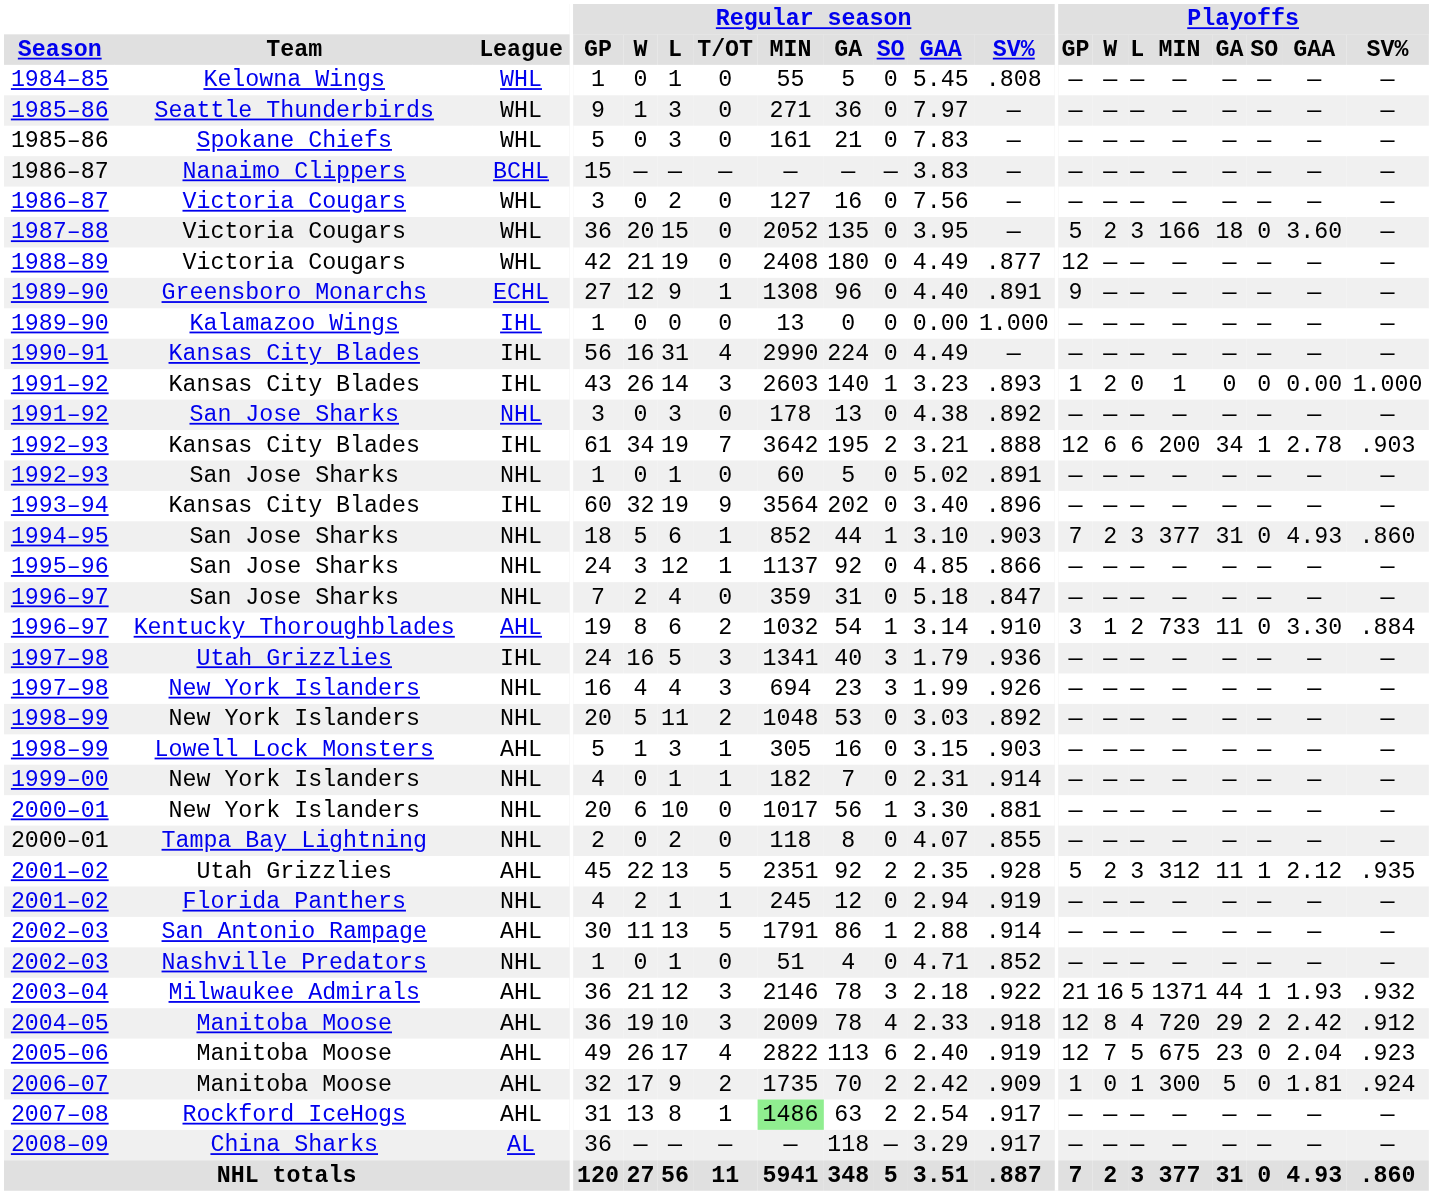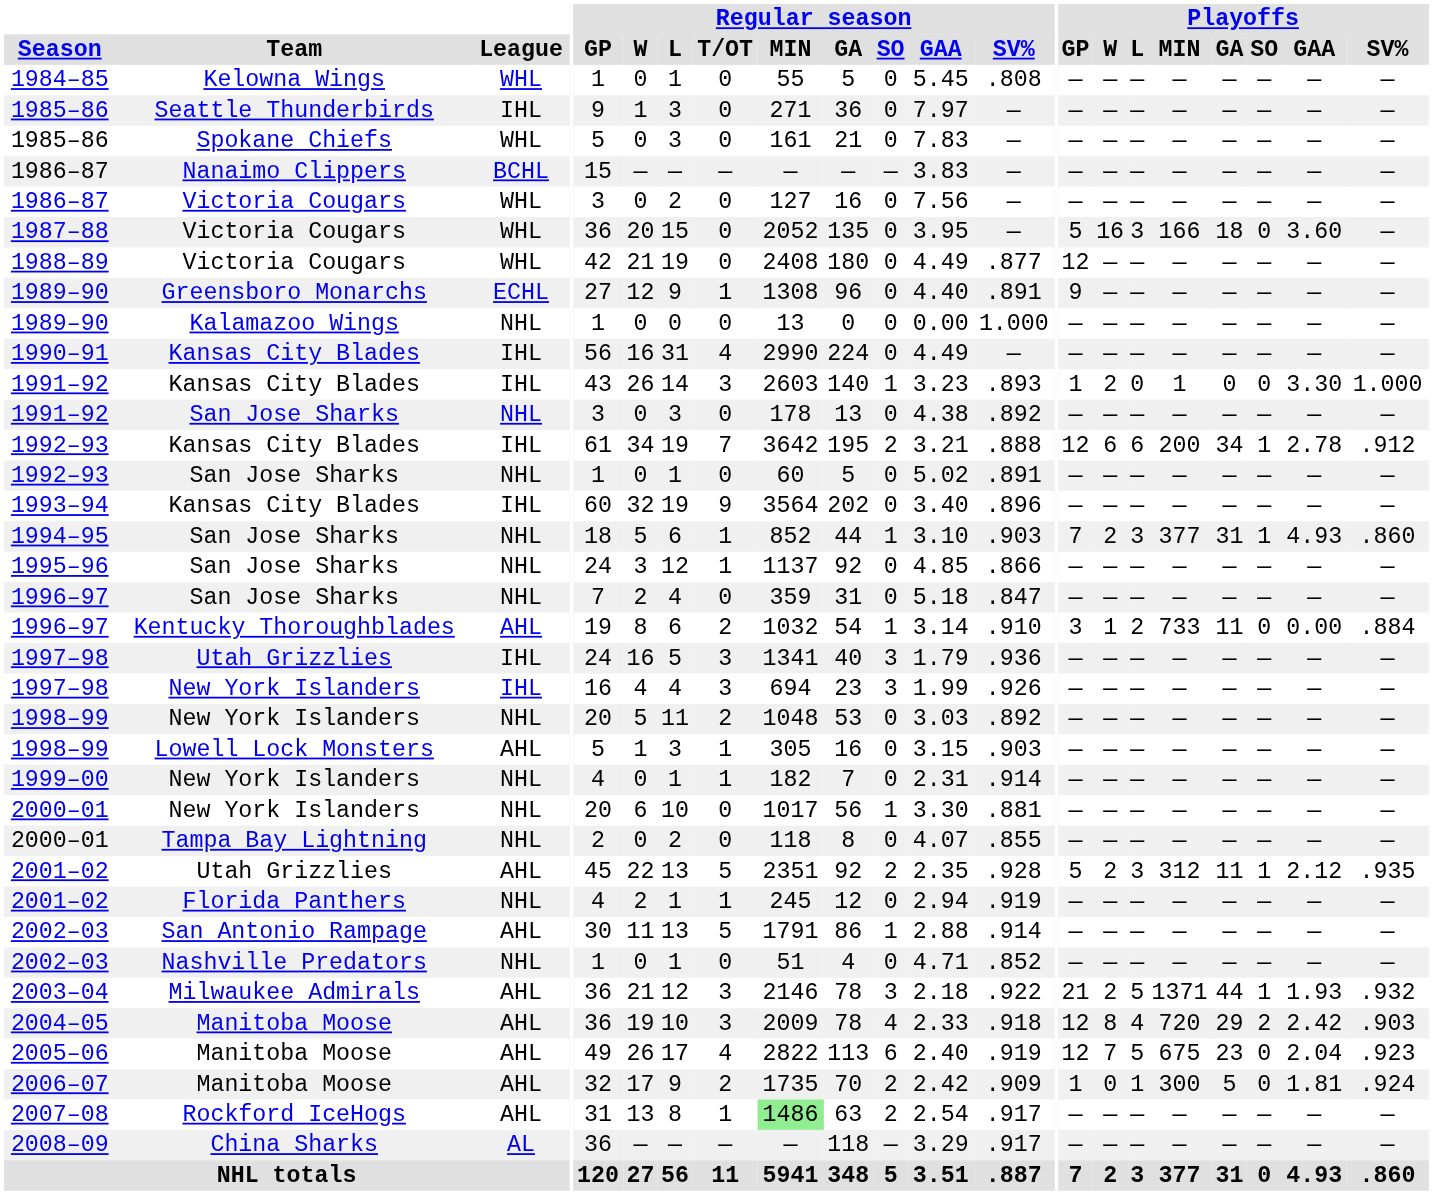(521, 111) WHL -> (521, 111) IHL
(1110, 232) 2 -> (1110, 232) 16
(521, 324) IHL -> (521, 324) NHL
(1314, 384) 0.00 -> (1314, 384) 3.30
(1388, 445) .903 -> (1388, 445) .912
(1264, 537) 0 -> (1264, 537) 1
(1314, 628) 3.30 -> (1314, 628) 0.00
(521, 689) NHL -> (521, 689) IHL
(1110, 993) 16 -> (1110, 993) 2
(1388, 1023) .912 -> (1388, 1023) .903
